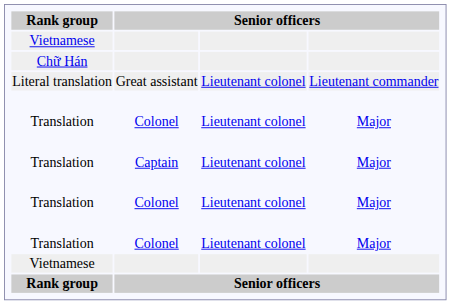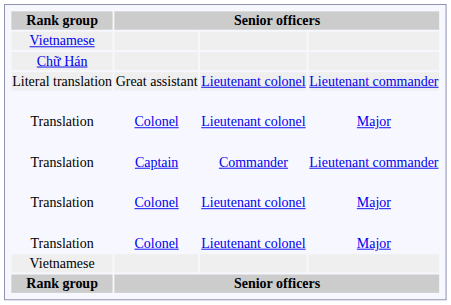(253, 162) Lieutenant colonel -> (253, 162) Commander
(374, 162) Major -> (374, 162) Lieutenant commander
